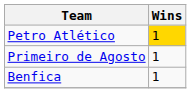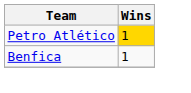- row: (77, 56)
